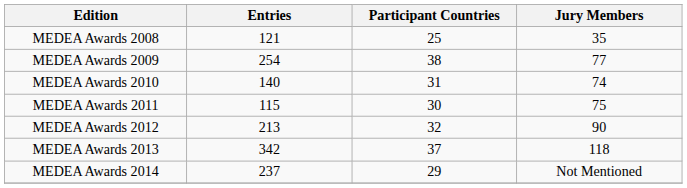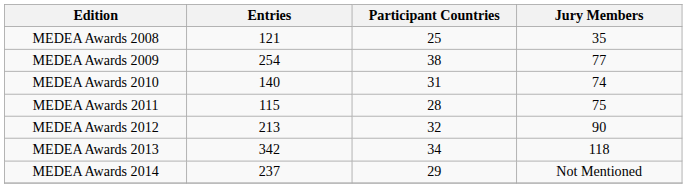(434, 104) 30 -> (434, 104) 28
(434, 149) 37 -> (434, 149) 34
